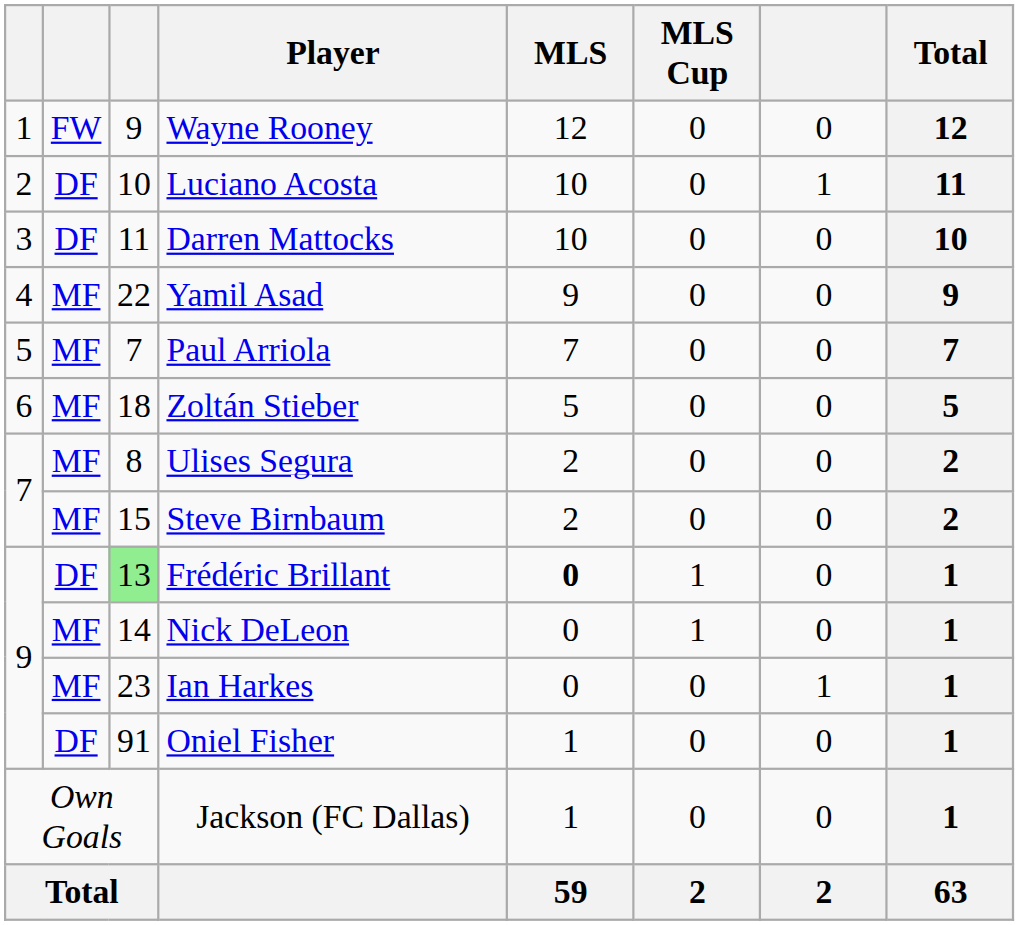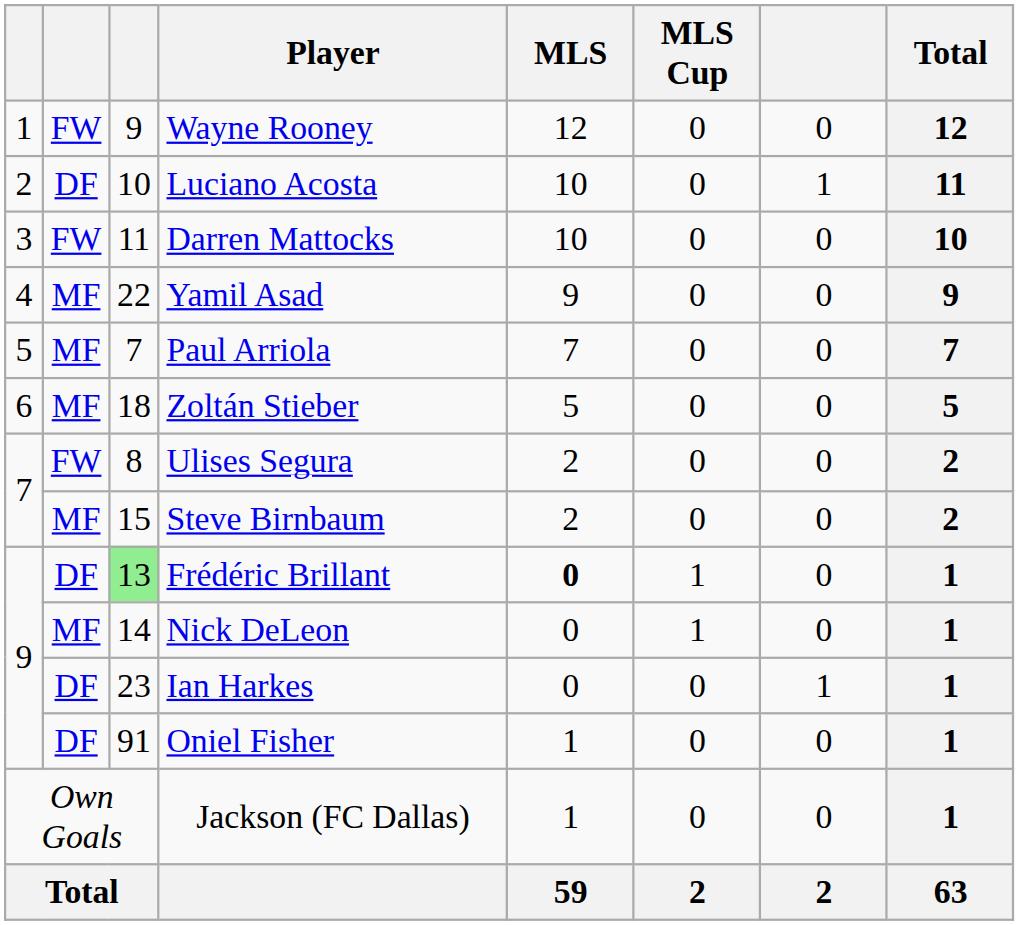(76, 239) DF -> (76, 239) FW
(76, 461) MF -> (76, 461) FW
(76, 684) MF -> (76, 684) DF
